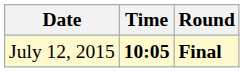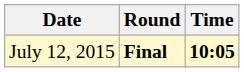columns swapped: (147, 19) <-> (207, 19)
